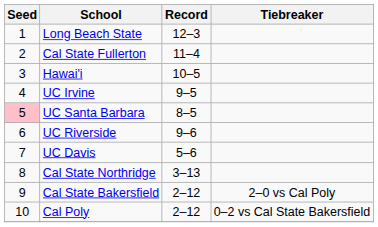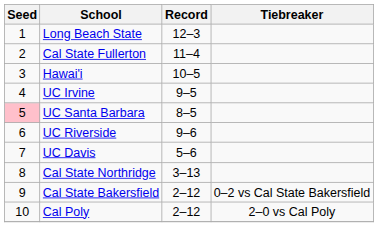(292, 192) 2–0 vs Cal Poly -> (292, 192) 0–2 vs Cal State Bakersfield
(292, 212) 0–2 vs Cal State Bakersfield -> (292, 212) 2–0 vs Cal Poly
